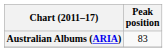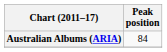(143, 39) 83 -> (143, 39) 84
